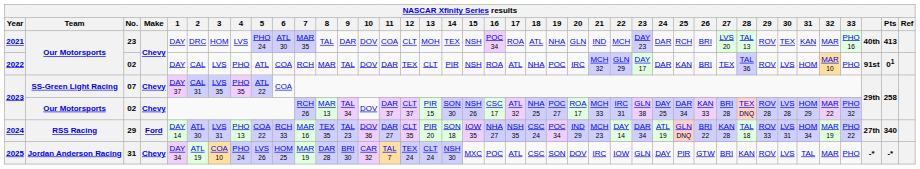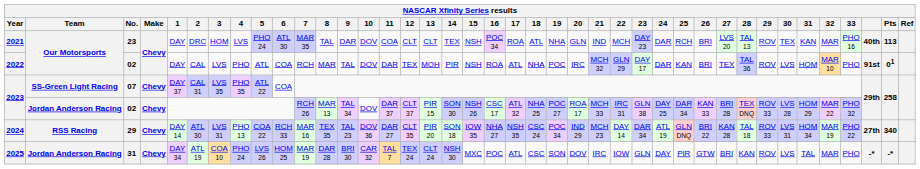(430, 42) MOH -> (430, 42) CLT
(890, 42) 413 -> (890, 42) 113
(430, 64) CLT -> (430, 64) MOH
(75, 108) Our Motorsports -> (75, 108) Jordan Anderson Racing
(767, 108) ROV 28 -> (767, 108) ROV 33
(154, 131) Ford -> (154, 131) Chevy
